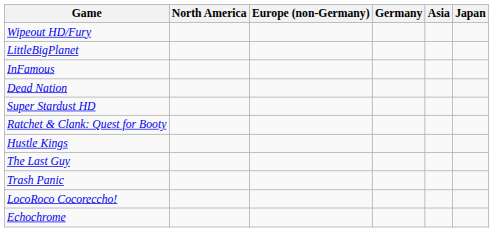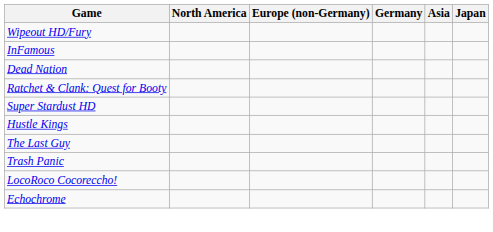- row: (43, 50)
rows swapped: (51, 106) <-> (87, 124)
